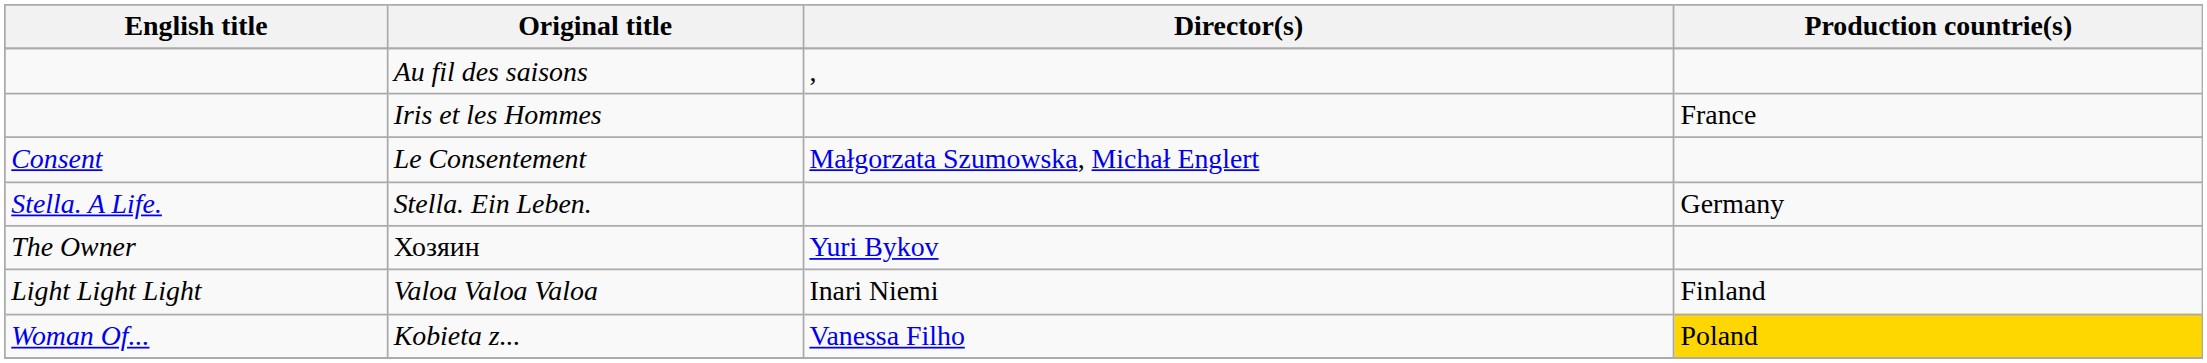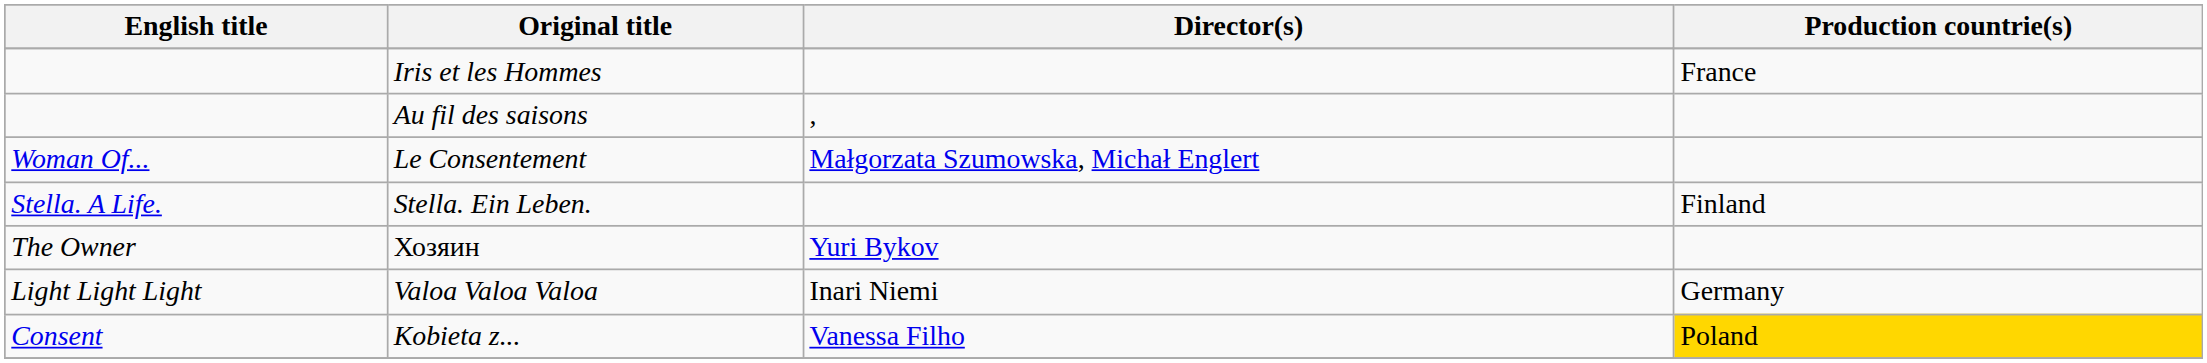rows swapped: (491, 70) <-> (498, 114)
(57, 159) Consent -> (80, 159) Woman Of...
(1732, 203) Germany -> (1723, 203) Finland
(1723, 291) Finland -> (1732, 291) Germany
(80, 335) Woman Of... -> (57, 335) Consent
